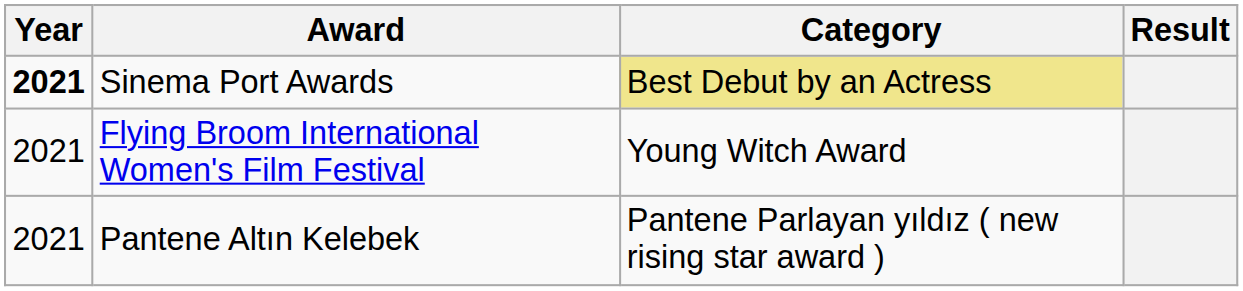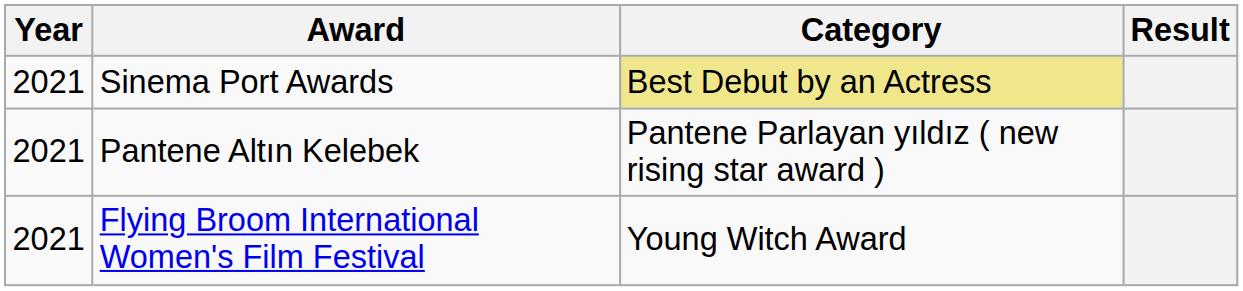(49, 81) bold -> (49, 81) normal
rows swapped: (289, 151) <-> (260, 239)
